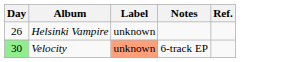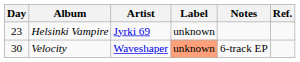+ column: (141, 13)
(17, 31) 26 -> (17, 31) 23
(17, 48) lightgreen background -> (17, 48) no background
